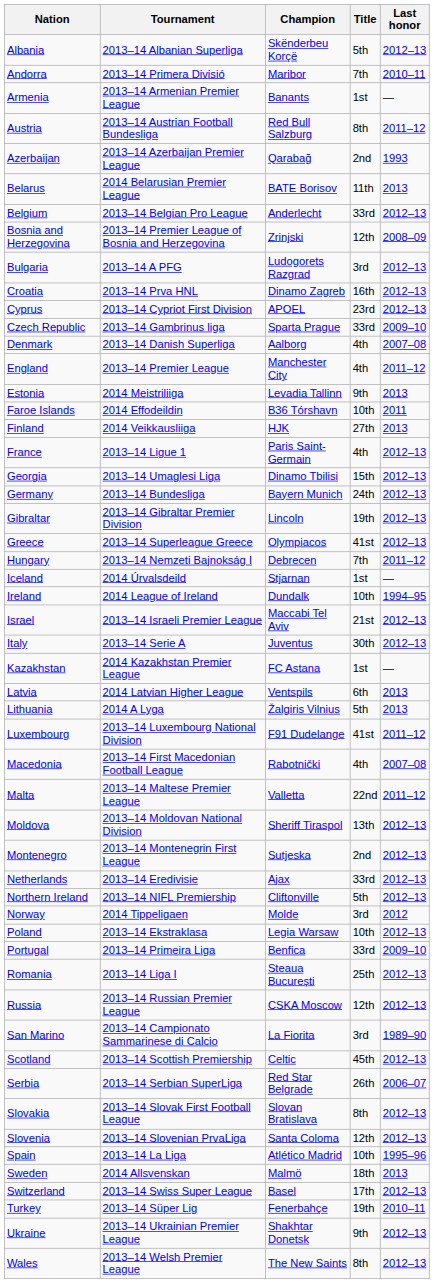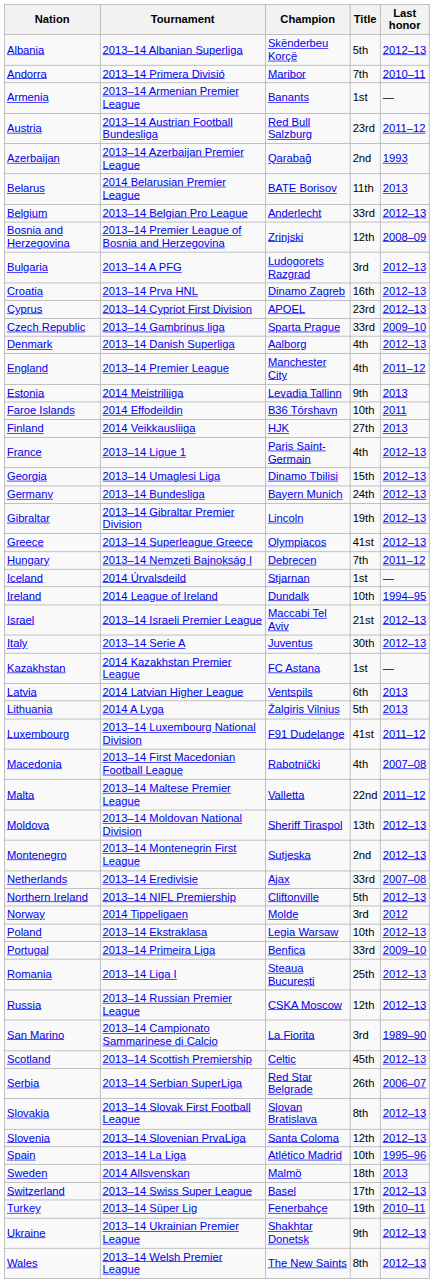(360, 128) 8th -> (364, 128) 23rd
(405, 345) 2007–08 -> (405, 345) 2012–13
(405, 879) 2012–13 -> (405, 879) 2007–08
